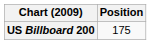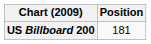(121, 30) 175 -> (121, 30) 181
